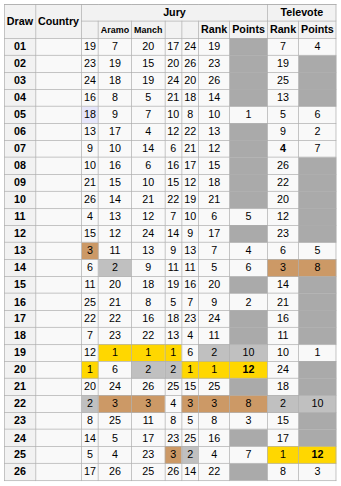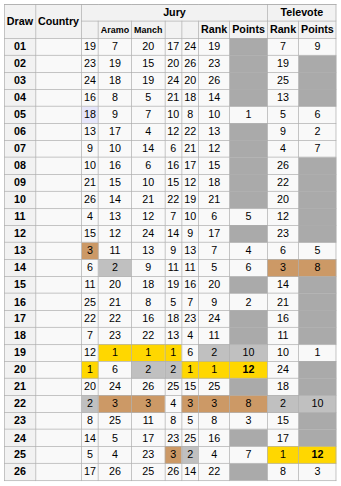(317, 47) 4 -> (317, 47) 9
(283, 149) bold -> (283, 149) normal
